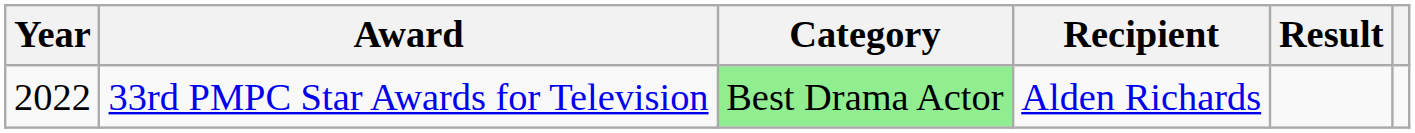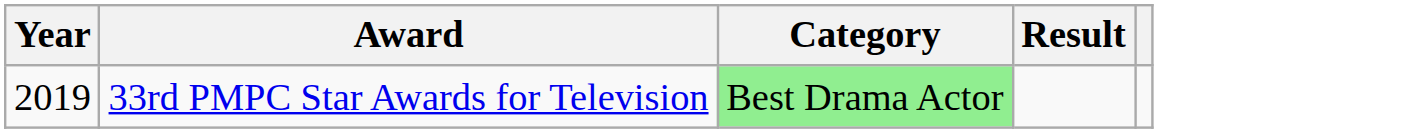- column: (1141, 34)
(52, 95) 2022 -> (52, 95) 2019
